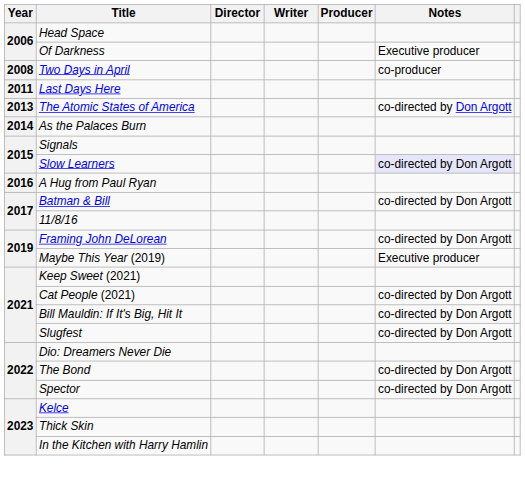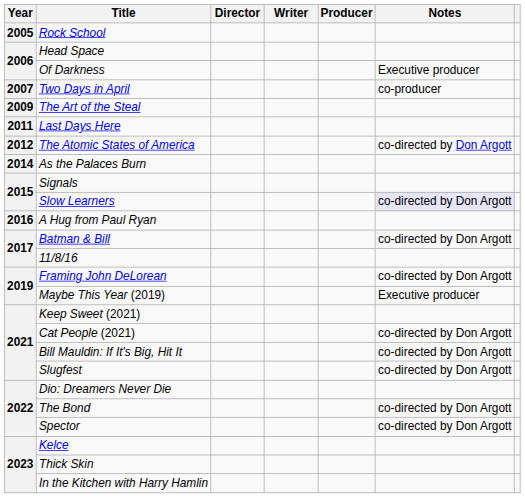+ row: (72, 32)
(20, 70) 2008 -> (20, 88) 2007
+ row: (90, 107)
(20, 107) 2013 -> (20, 145) 2012
